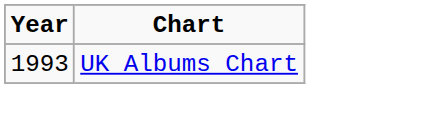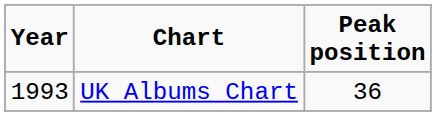+ column: (367, 39)
